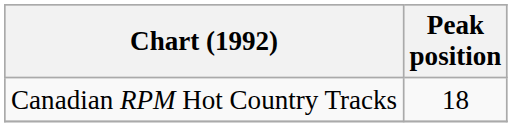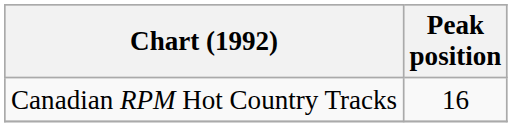(455, 99) 18 -> (455, 99) 16
